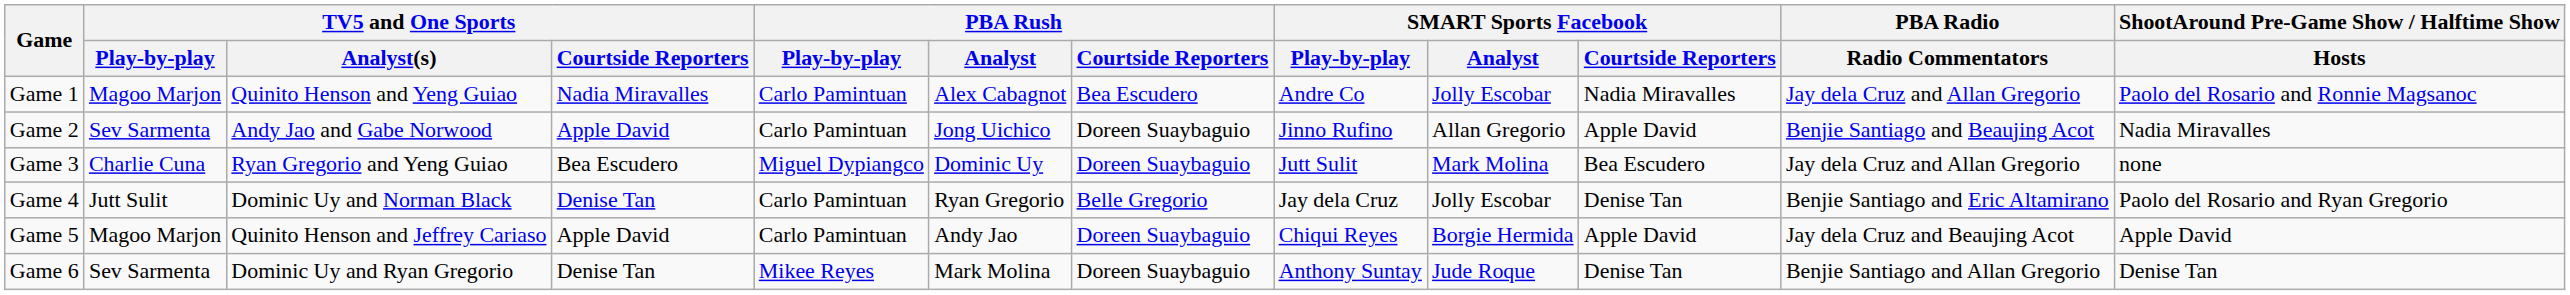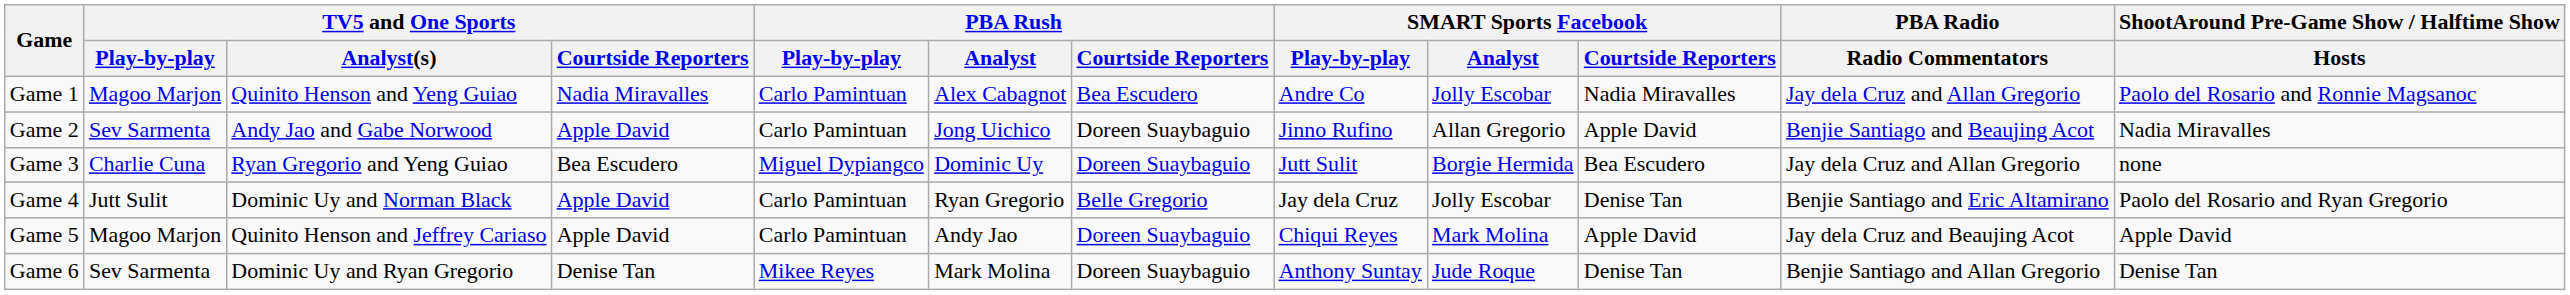(1490, 164) Mark Molina -> (1503, 164) Borgie Hermida
(606, 199) Denise Tan -> (613, 199) Apple David
(1503, 235) Borgie Hermida -> (1490, 235) Mark Molina
